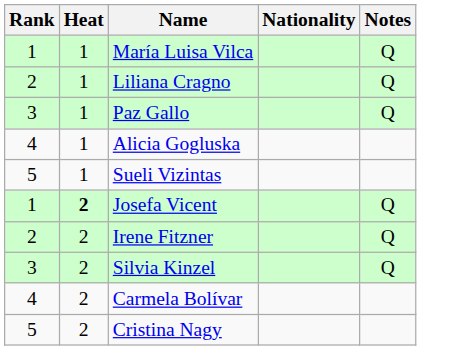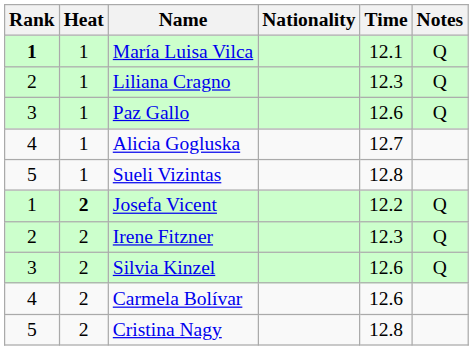+ column: (386, 19)
(32, 50) normal -> (32, 50) bold
